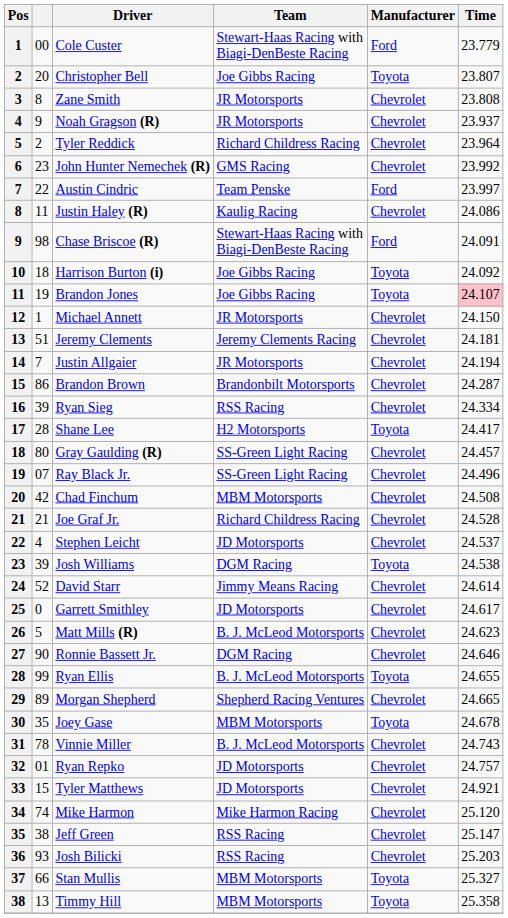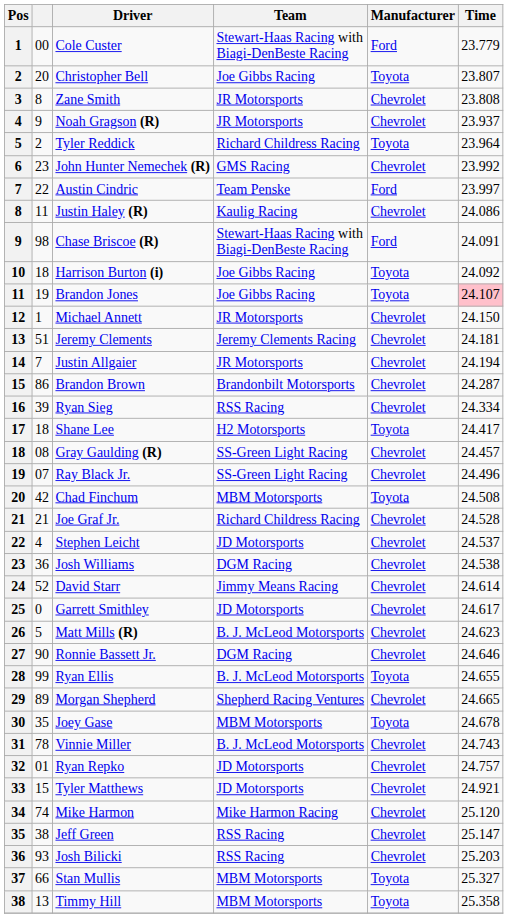(398, 143) Chevrolet -> (390, 143) Toyota
(42, 429) 28 -> (42, 429) 18
(42, 451) 80 -> (42, 451) 08
(398, 496) Chevrolet -> (390, 496) Toyota
(42, 564) 39 -> (42, 564) 36
(390, 564) Toyota -> (398, 564) Chevrolet
